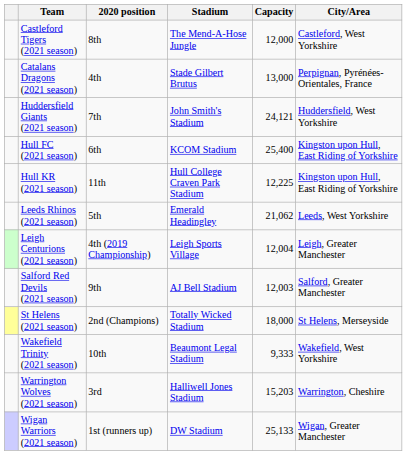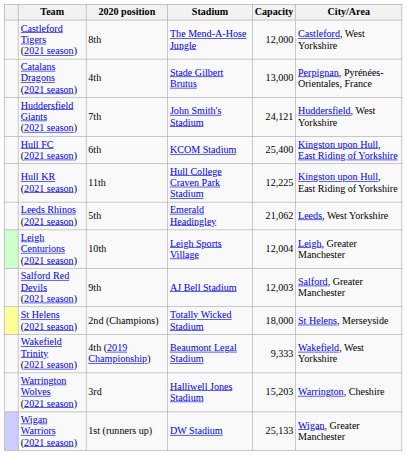(119, 249) 4th (2019 Championship) -> (97, 249) 10th
(97, 353) 10th -> (119, 353) 4th (2019 Championship)
